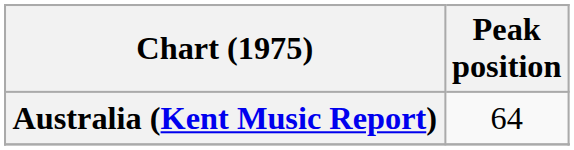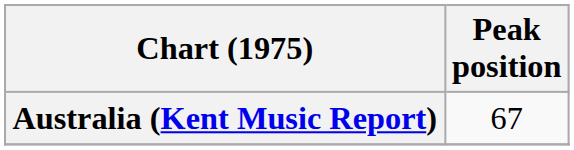(507, 117) 64 -> (507, 117) 67
